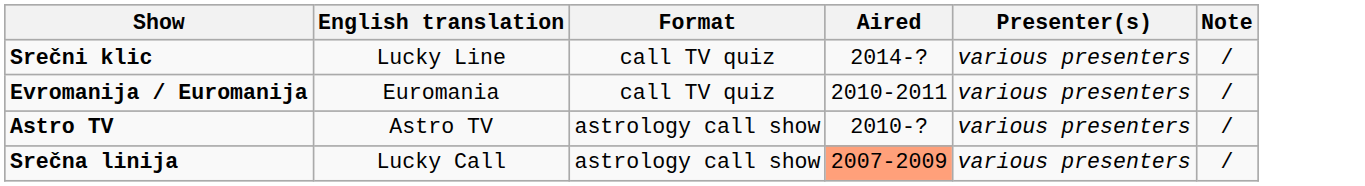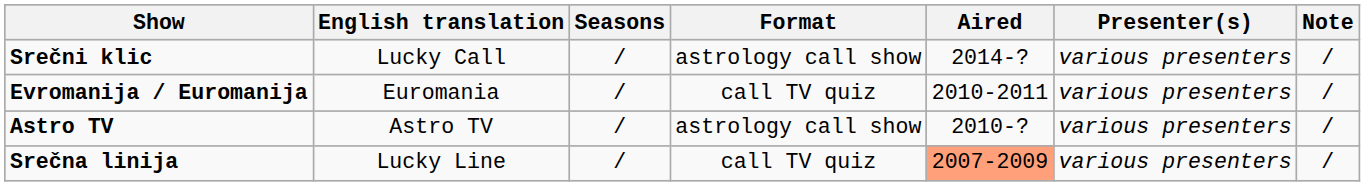+ column: (620, 22)
(441, 58) Lucky Line -> (441, 58) Lucky Call
(697, 58) call TV quiz -> (798, 58) astrology call show
(441, 163) Lucky Call -> (441, 163) Lucky Line
(697, 163) astrology call show -> (798, 163) call TV quiz
